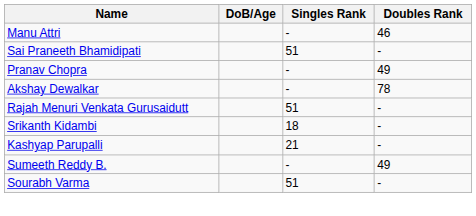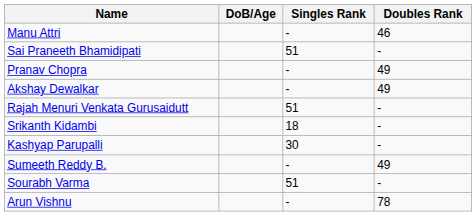(384, 89) 78 -> (384, 89) 49
(292, 145) 21 -> (292, 145) 30
+ row: (39, 202)
